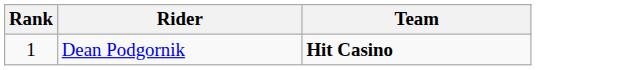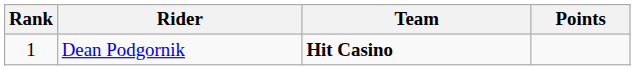+ column: (581, 19)
